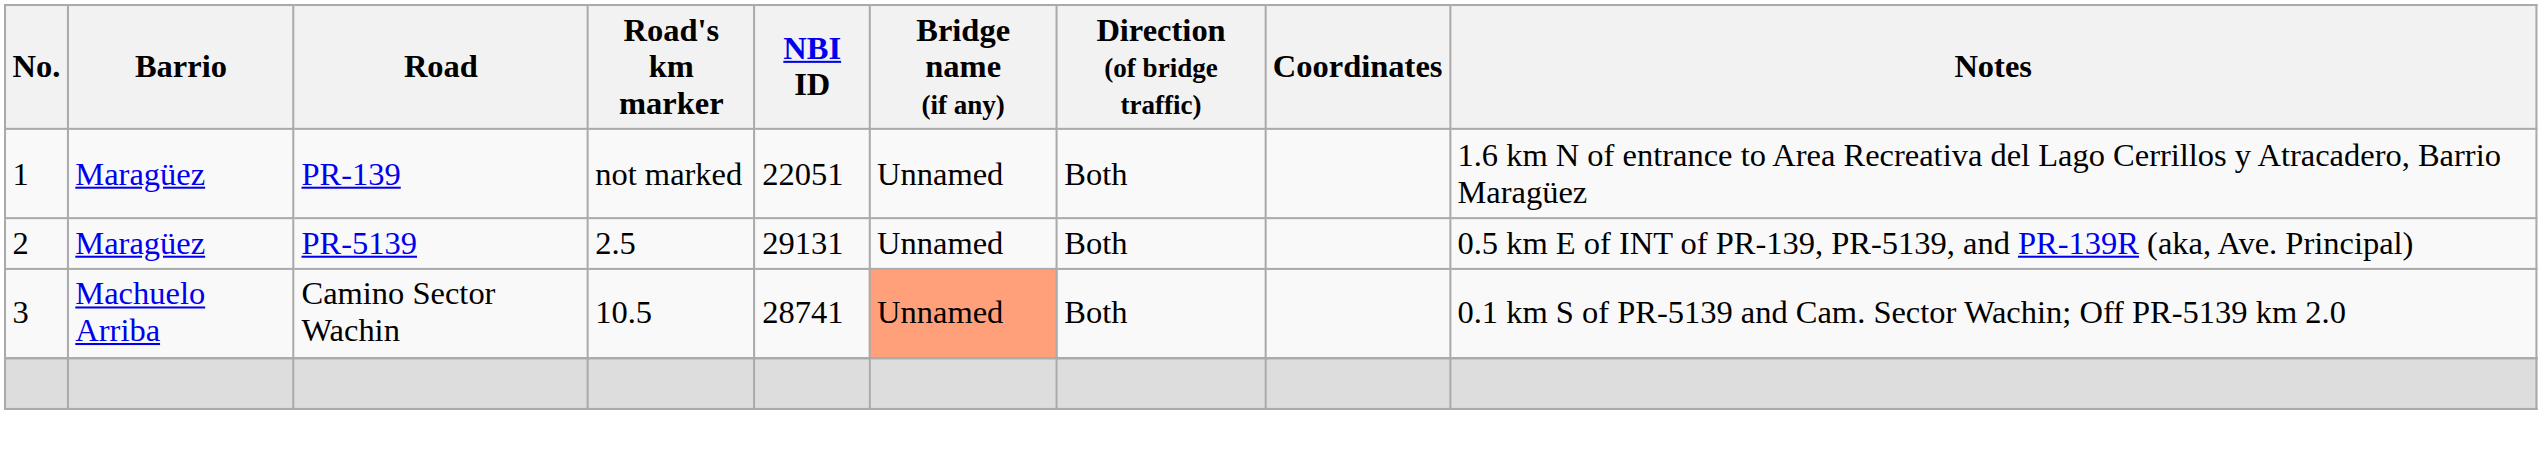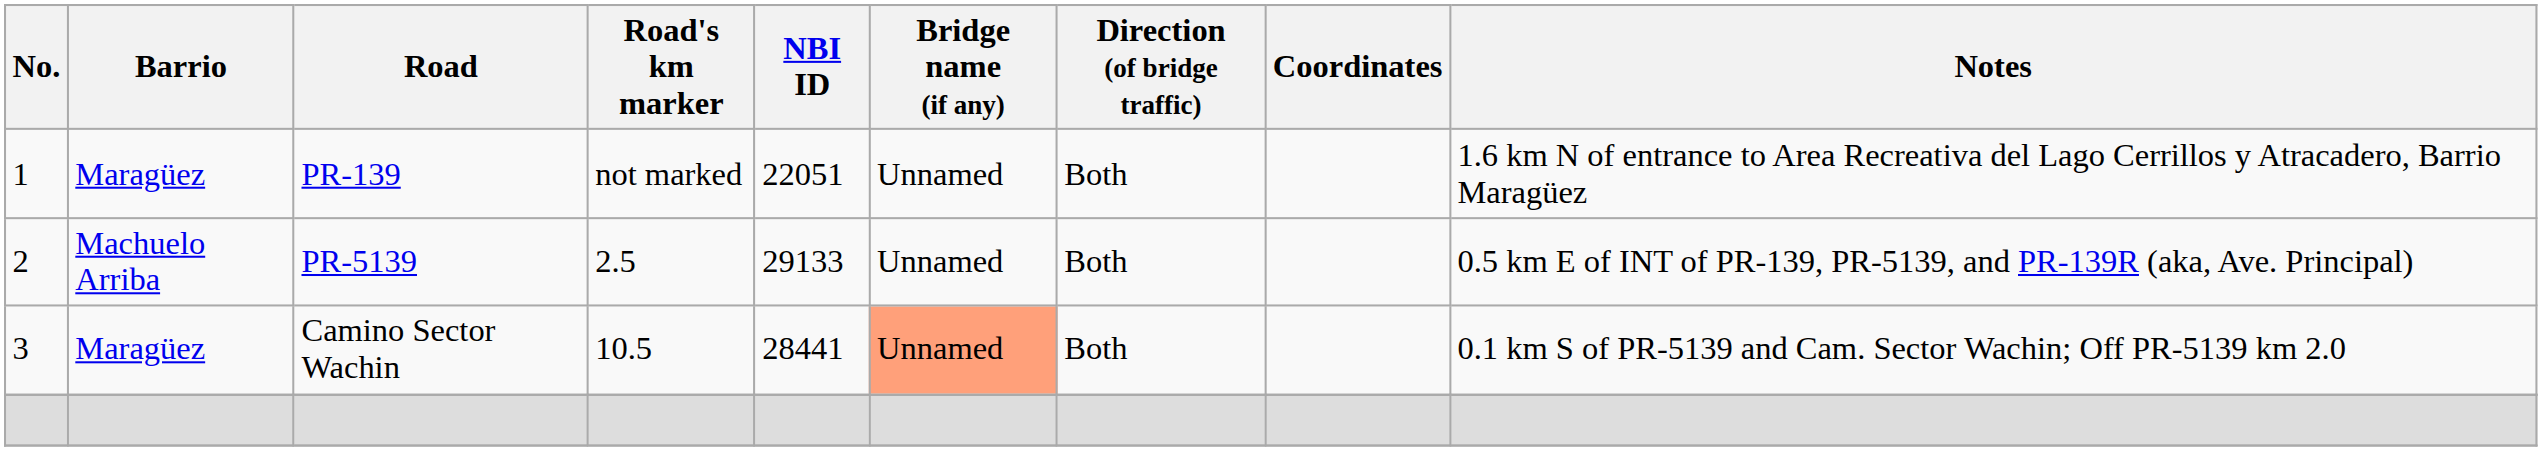(140, 242) Maragüez -> (140, 261) Machuelo Arriba
(803, 242) 29131 -> (803, 261) 29133
(140, 312) Machuelo Arriba -> (140, 349) Maragüez
(803, 312) 28741 -> (803, 349) 28441
